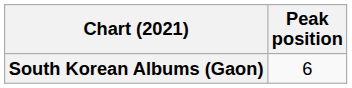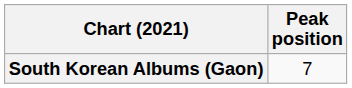(307, 68) 6 -> (307, 68) 7
